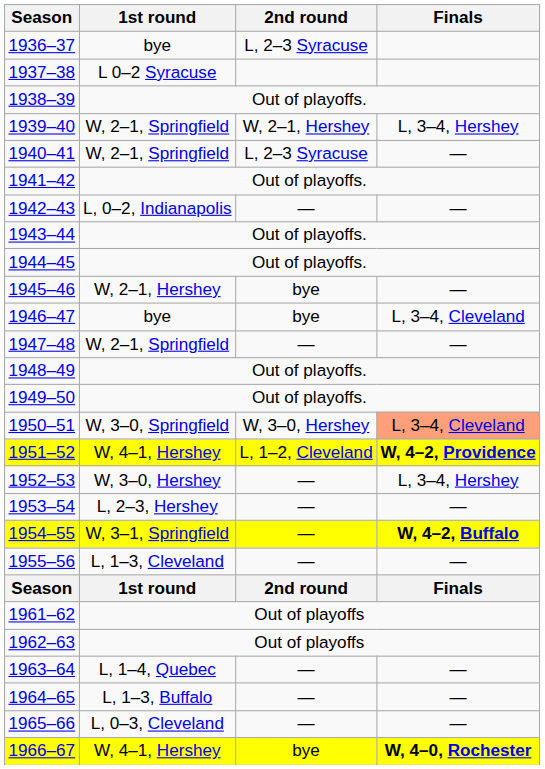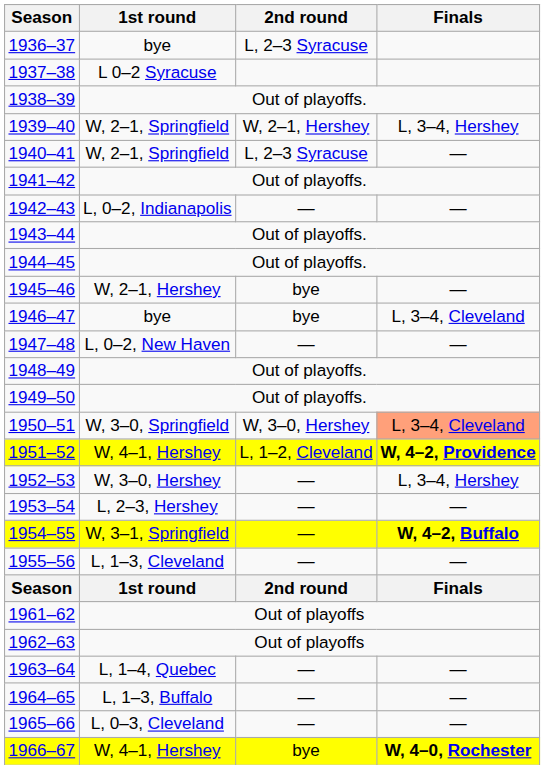(157, 343) W, 2–1, Springfield -> (157, 343) L, 0–2, New Haven
